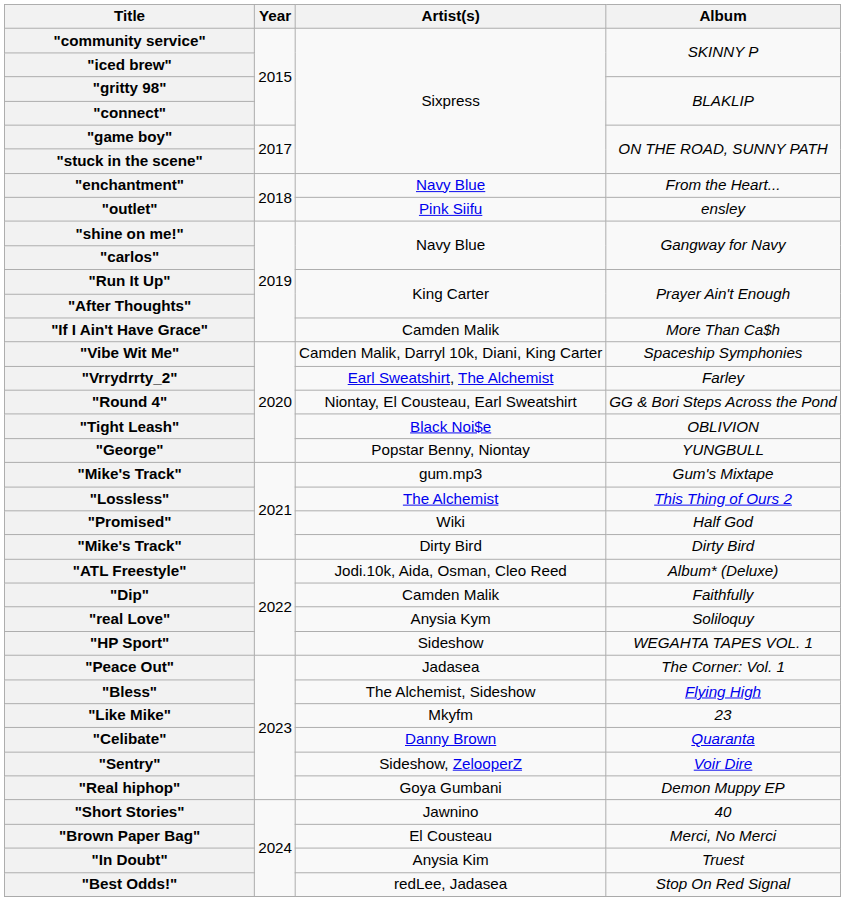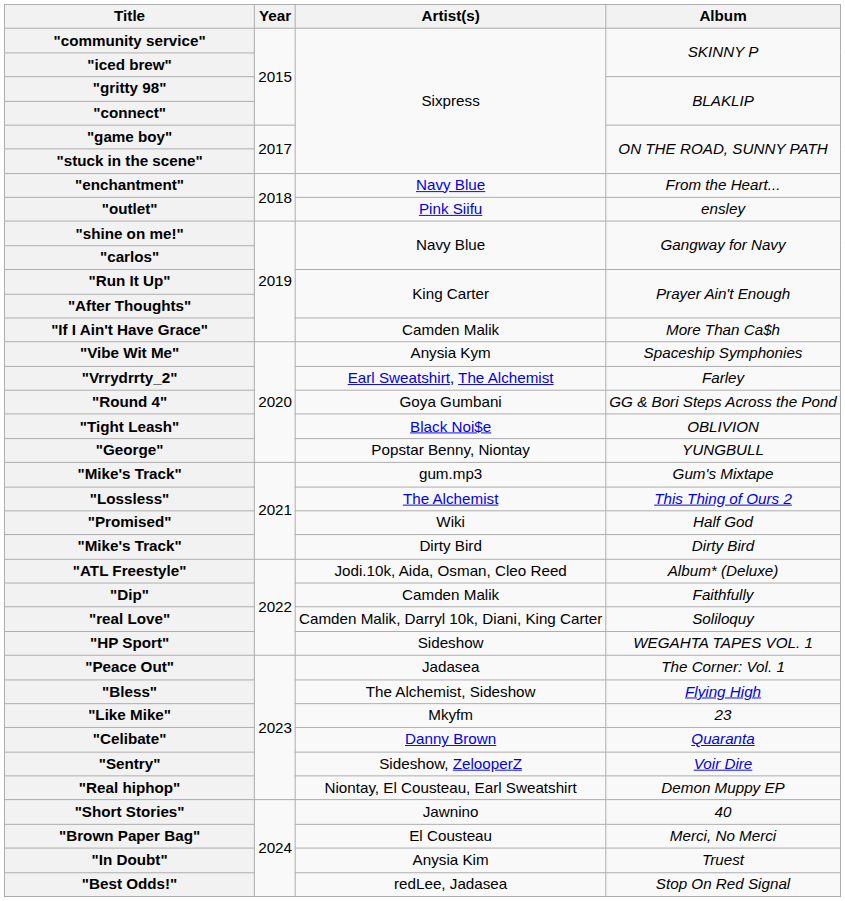(451, 354) Camden Malik, Darryl 10k, Diani, King Carter -> (451, 354) Anysia Kym
(451, 402) Niontay, El Cousteau, Earl Sweatshirt -> (451, 402) Goya Gumbani
(451, 619) Anysia Kym -> (451, 619) Camden Malik, Darryl 10k, Diani, King Carter
(451, 787) Goya Gumbani -> (451, 787) Niontay, El Cousteau, Earl Sweatshirt
